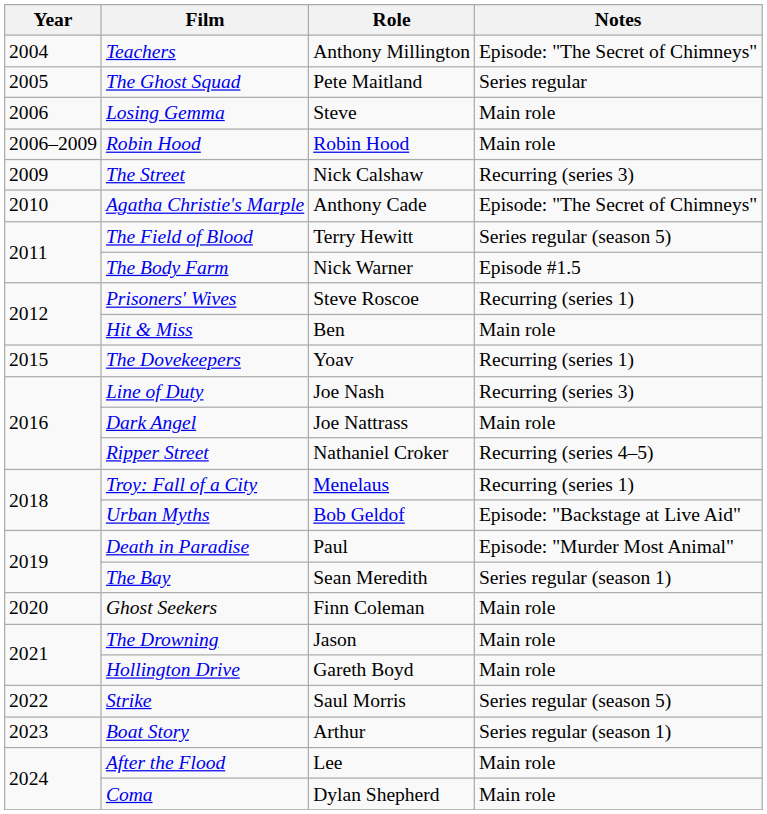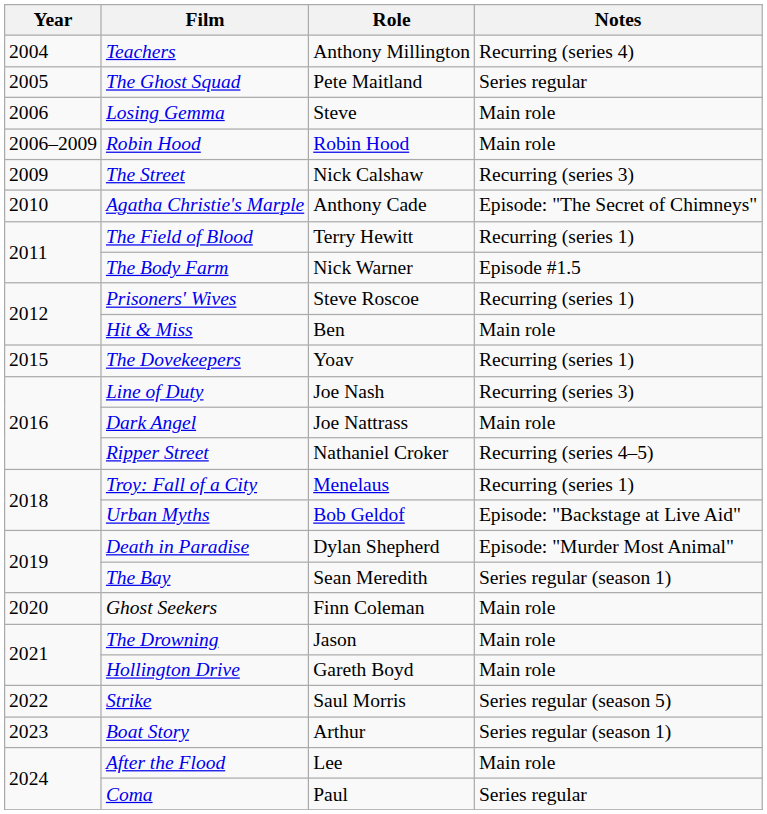(618, 50) Episode: "The Secret of Chimneys" -> (556, 50) Recurring (series 4)
(575, 236) Series regular (season 5) -> (556, 236) Recurring (series 1)
(331, 546) Paul -> (376, 546) Dylan Shepherd
(376, 793) Dylan Shepherd -> (331, 793) Paul
(517, 793) Main role -> (533, 793) Series regular
